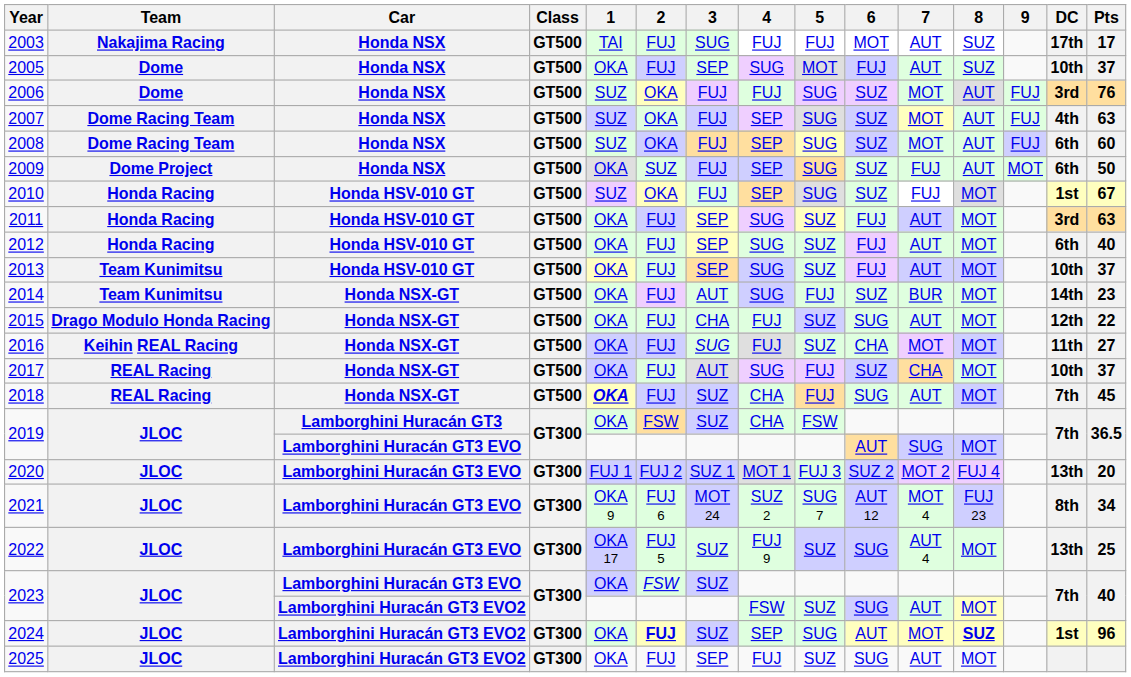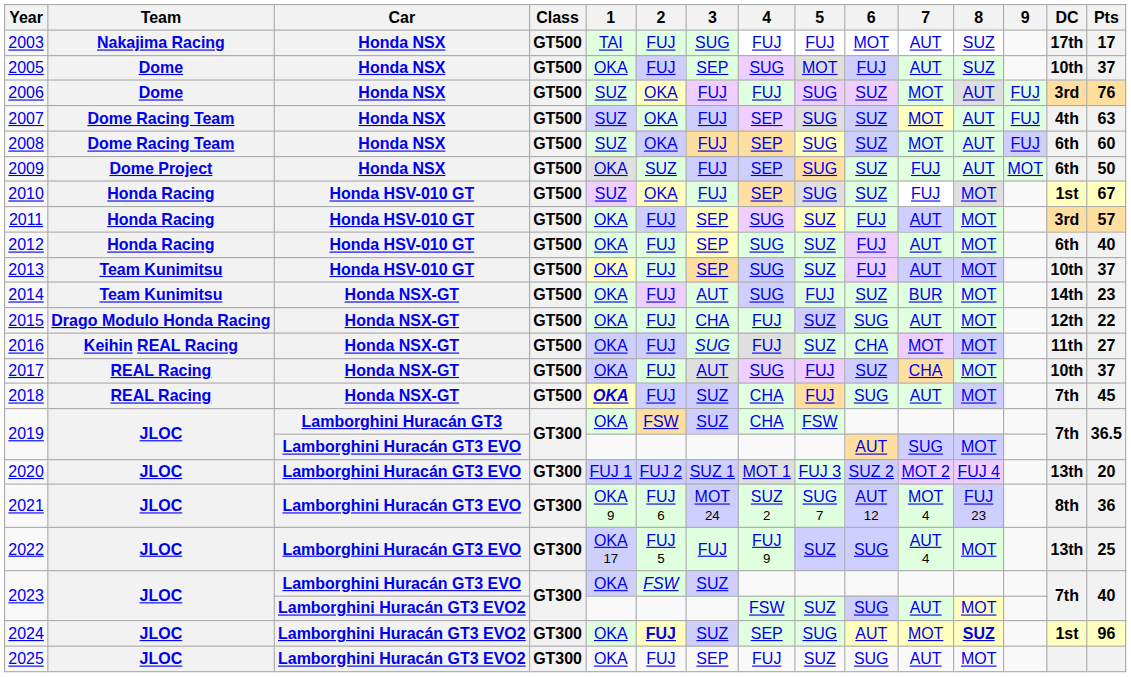(1106, 220) 63 -> (1106, 220) 57
(1106, 506) 34 -> (1106, 506) 36
(712, 549) SUZ -> (712, 549) FUJ
